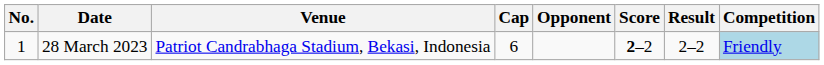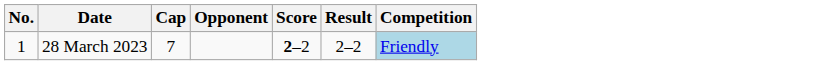- column: (323, 18)
(514, 45) 6 -> (171, 45) 7
